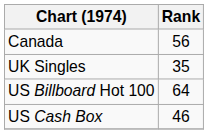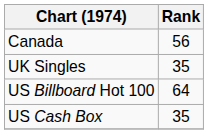(181, 116) 46 -> (181, 116) 35
